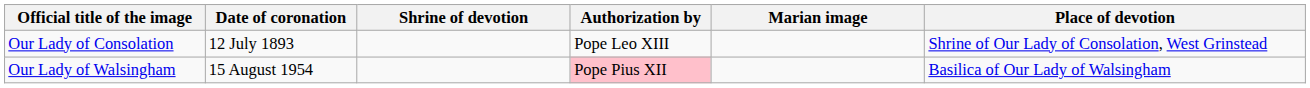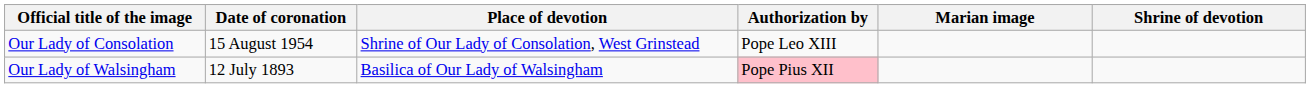columns swapped: (1115, 17) <-> (464, 17)
(251, 43) 12 July 1893 -> (261, 43) 15 August 1954
(261, 69) 15 August 1954 -> (251, 69) 12 July 1893
